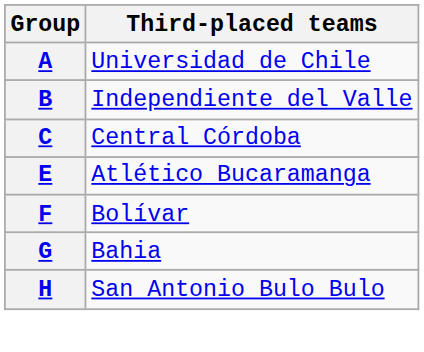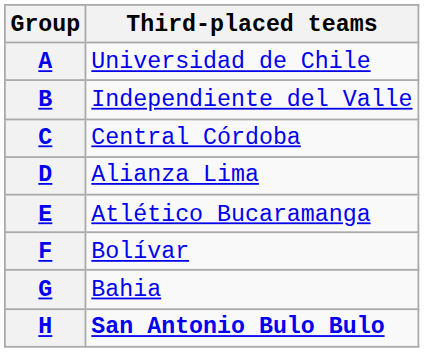+ row: (45, 176)
(238, 289) normal -> (238, 327) bold
